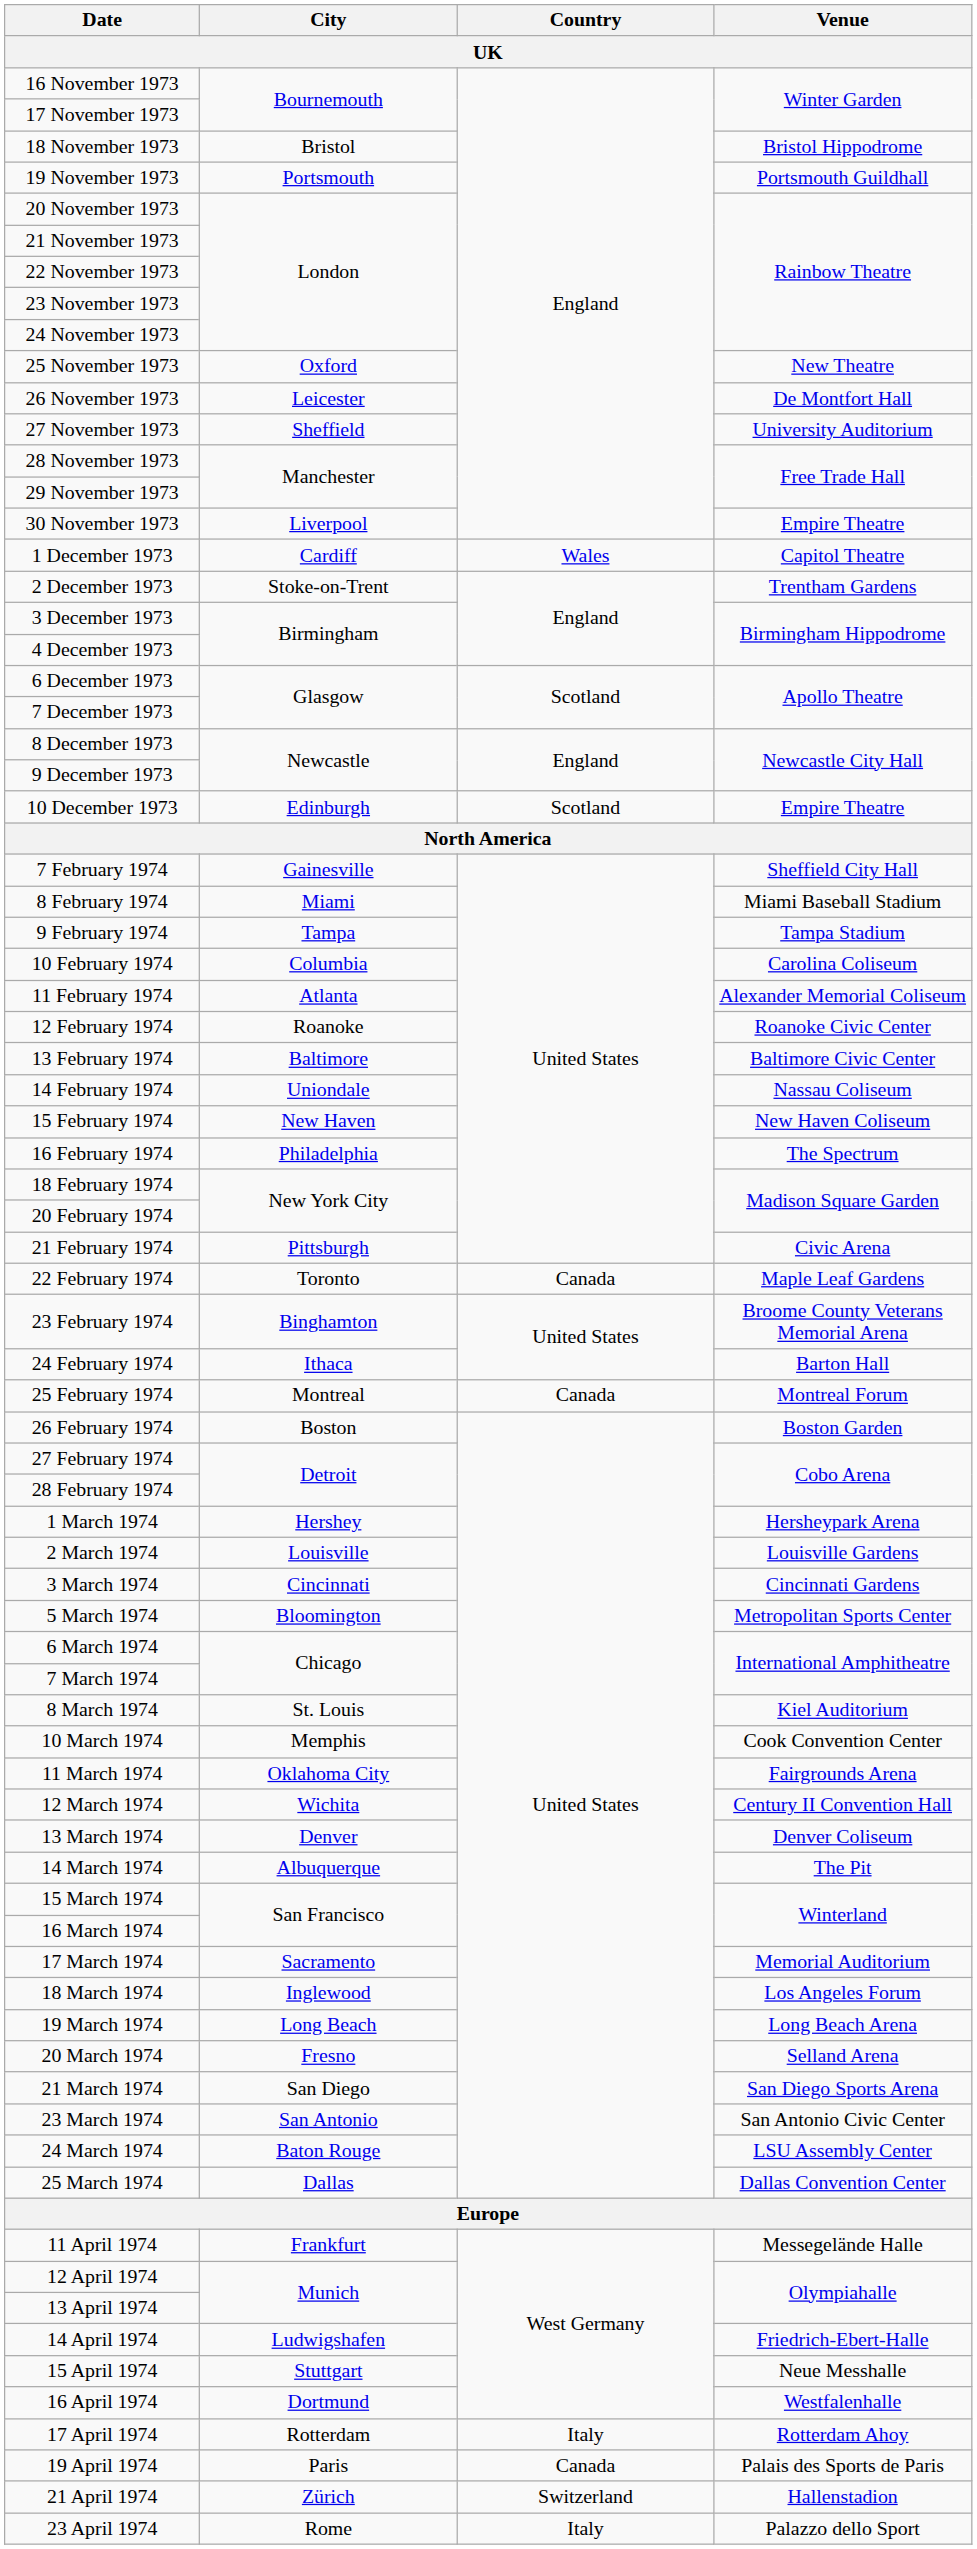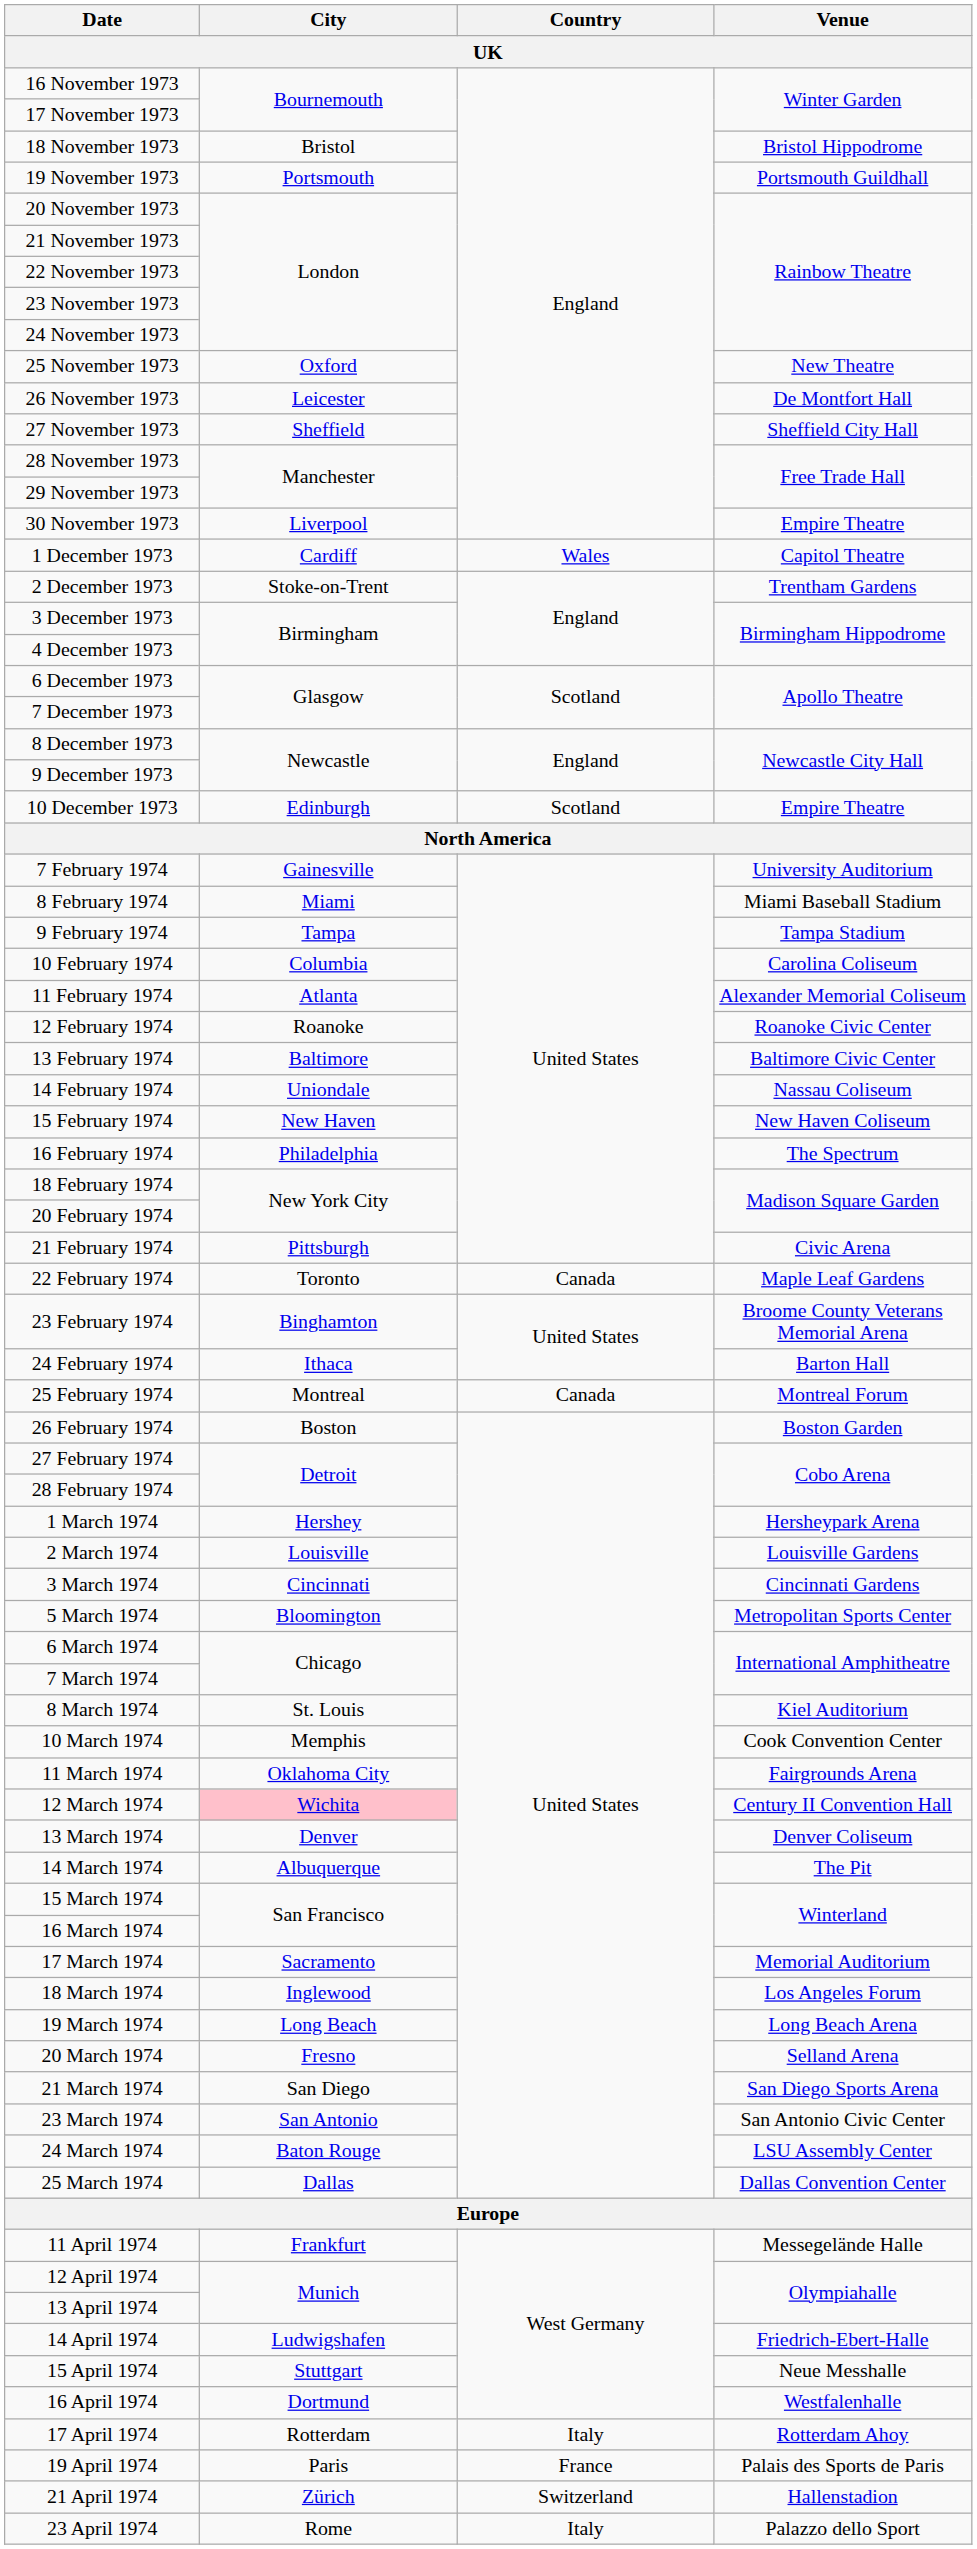(843, 429) University Auditorium -> (843, 429) Sheffield City Hall
(843, 869) Sheffield City Hall -> (843, 869) University Auditorium
(328, 1804) no background -> (328, 1804) pink background
(585, 2465) Canada -> (585, 2465) France
